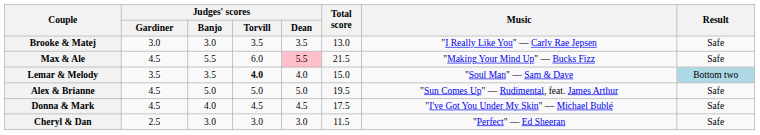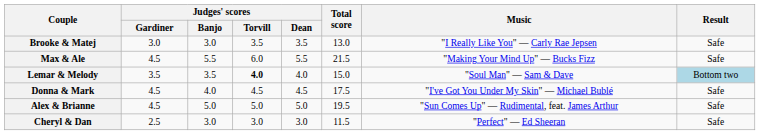(302, 59) pink background -> (302, 59) no background
rows swapped: (63, 106) <-> (63, 91)
